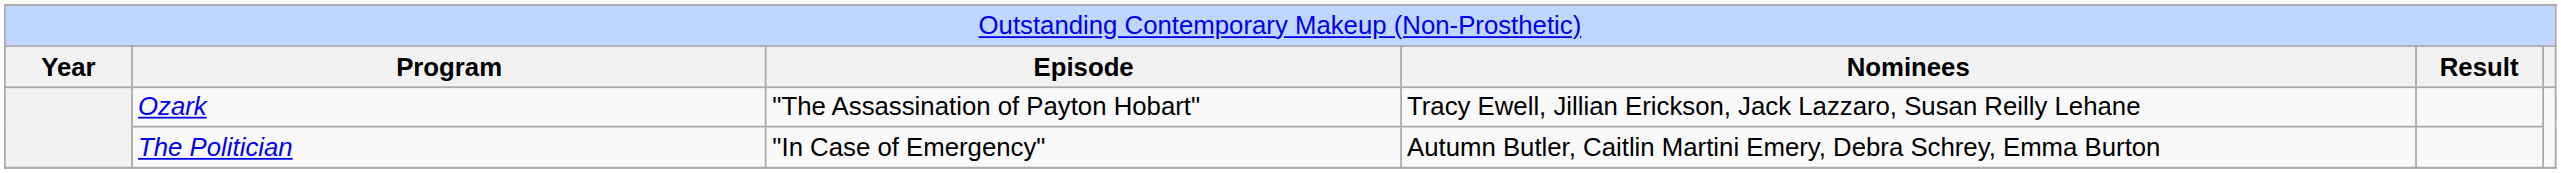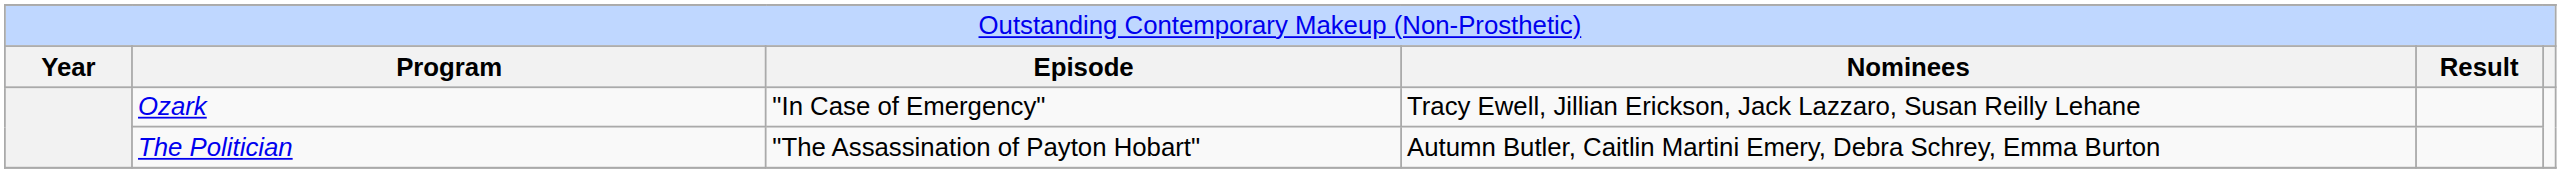(986, 107) "The Assassination of Payton Hobart" -> (909, 107) "In Case of Emergency"
(909, 148) "In Case of Emergency" -> (986, 148) "The Assassination of Payton Hobart"
